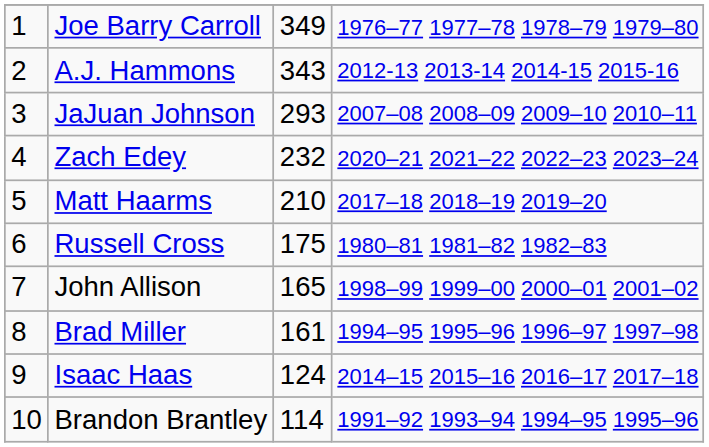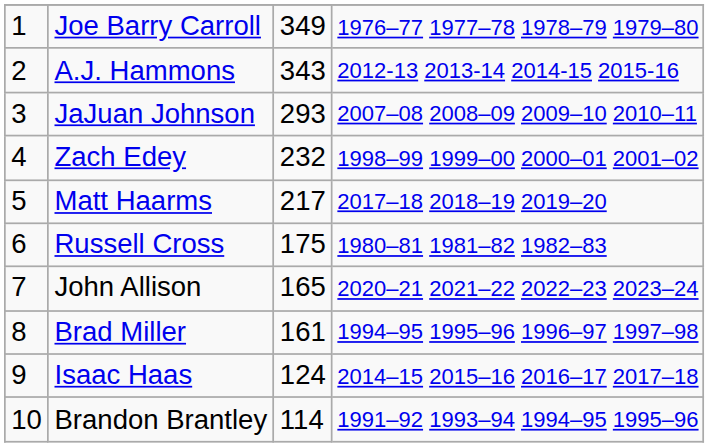(518, 158) 2020–21 2021–22 2022–23 2023–24 -> (518, 158) 1998–99 1999–00 2000–01 2001–02
(303, 200) 210 -> (303, 200) 217
(518, 289) 1998–99 1999–00 2000–01 2001–02 -> (518, 289) 2020–21 2021–22 2022–23 2023–24
